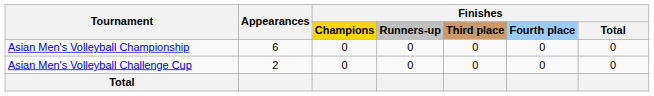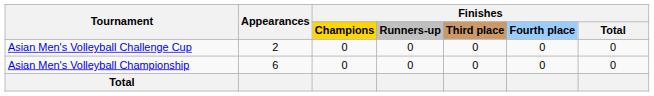rows swapped: (99, 48) <-> (100, 65)
